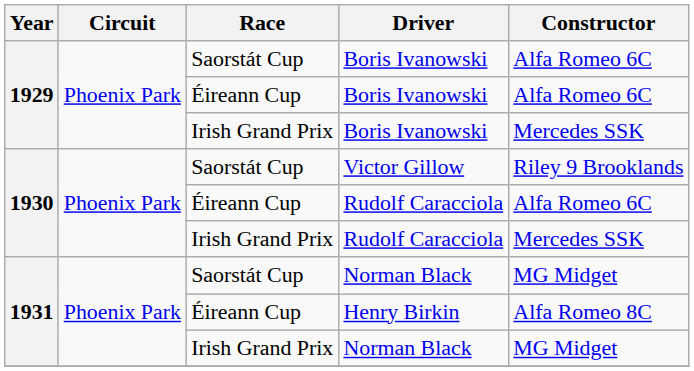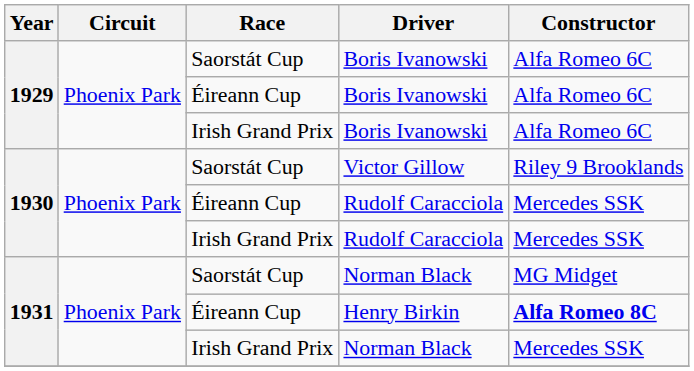(579, 131) Mercedes SSK -> (583, 131) Alfa Romeo 6C
(583, 203) Alfa Romeo 6C -> (579, 203) Mercedes SSK
(583, 311) normal -> (585, 311) bold
(565, 347) MG Midget -> (579, 347) Mercedes SSK
